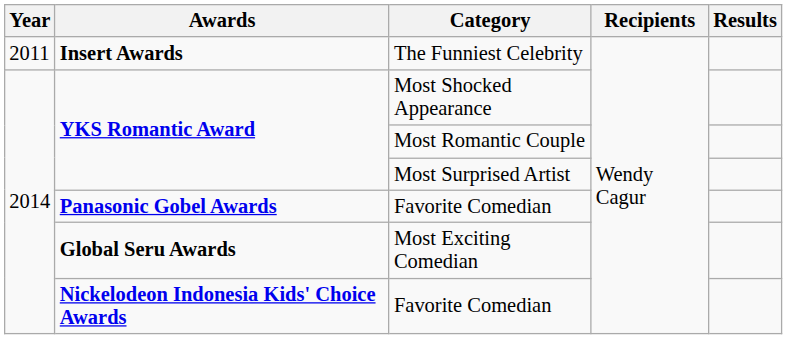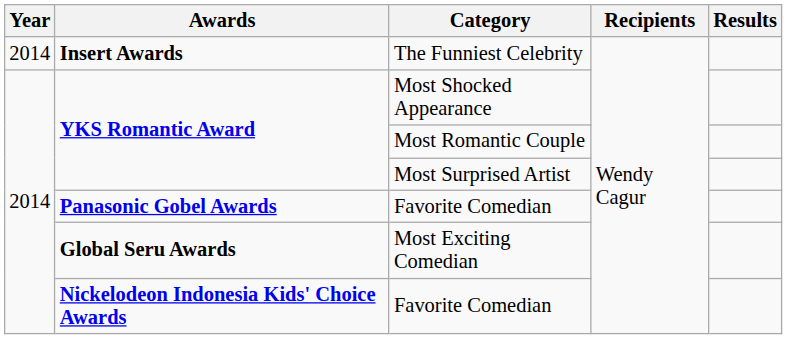(29, 53) 2011 -> (30, 53) 2014
